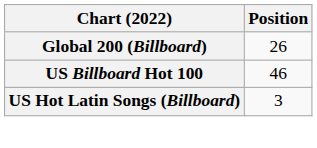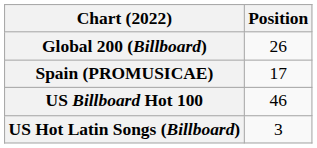+ row: (124, 73)
